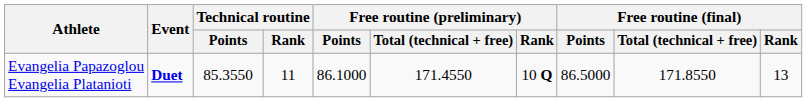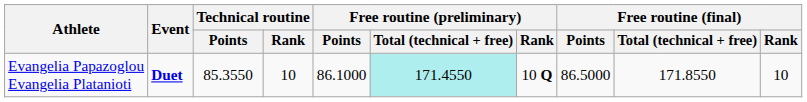(288, 75) 11 -> (288, 75) 10
(443, 75) no background -> (443, 75) paleturquoise background
(781, 75) 13 -> (781, 75) 10
